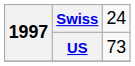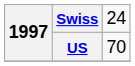(116, 46) 73 -> (116, 46) 70
